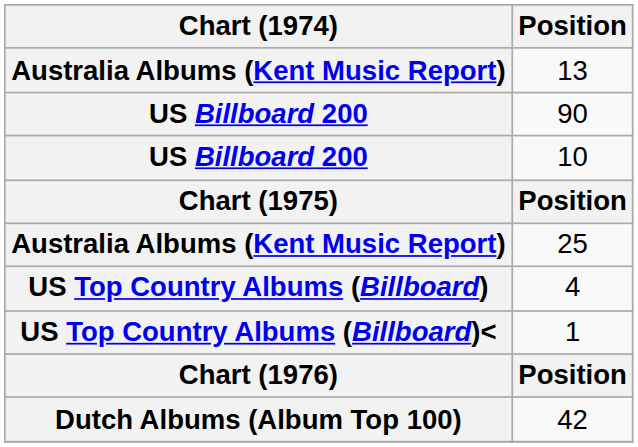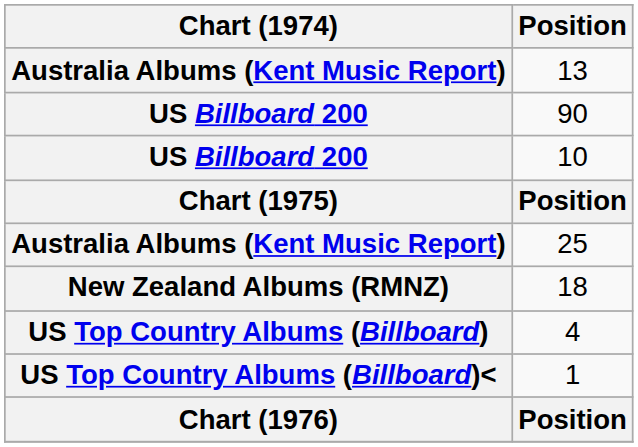+ row: (573, 288)
- row: (573, 419)
